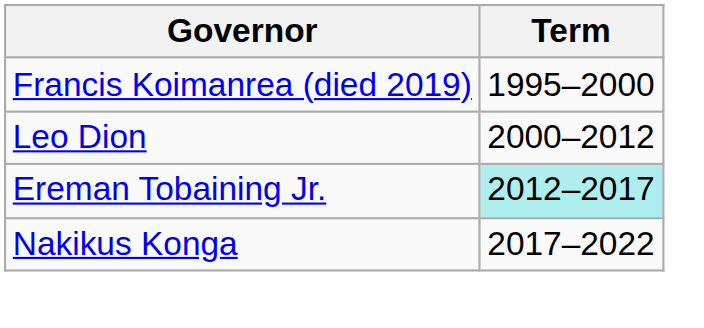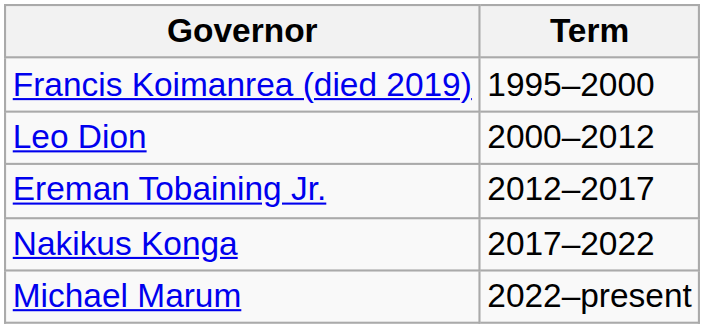(571, 190) paleturquoise background -> (571, 190) no background
+ row: (127, 296)
